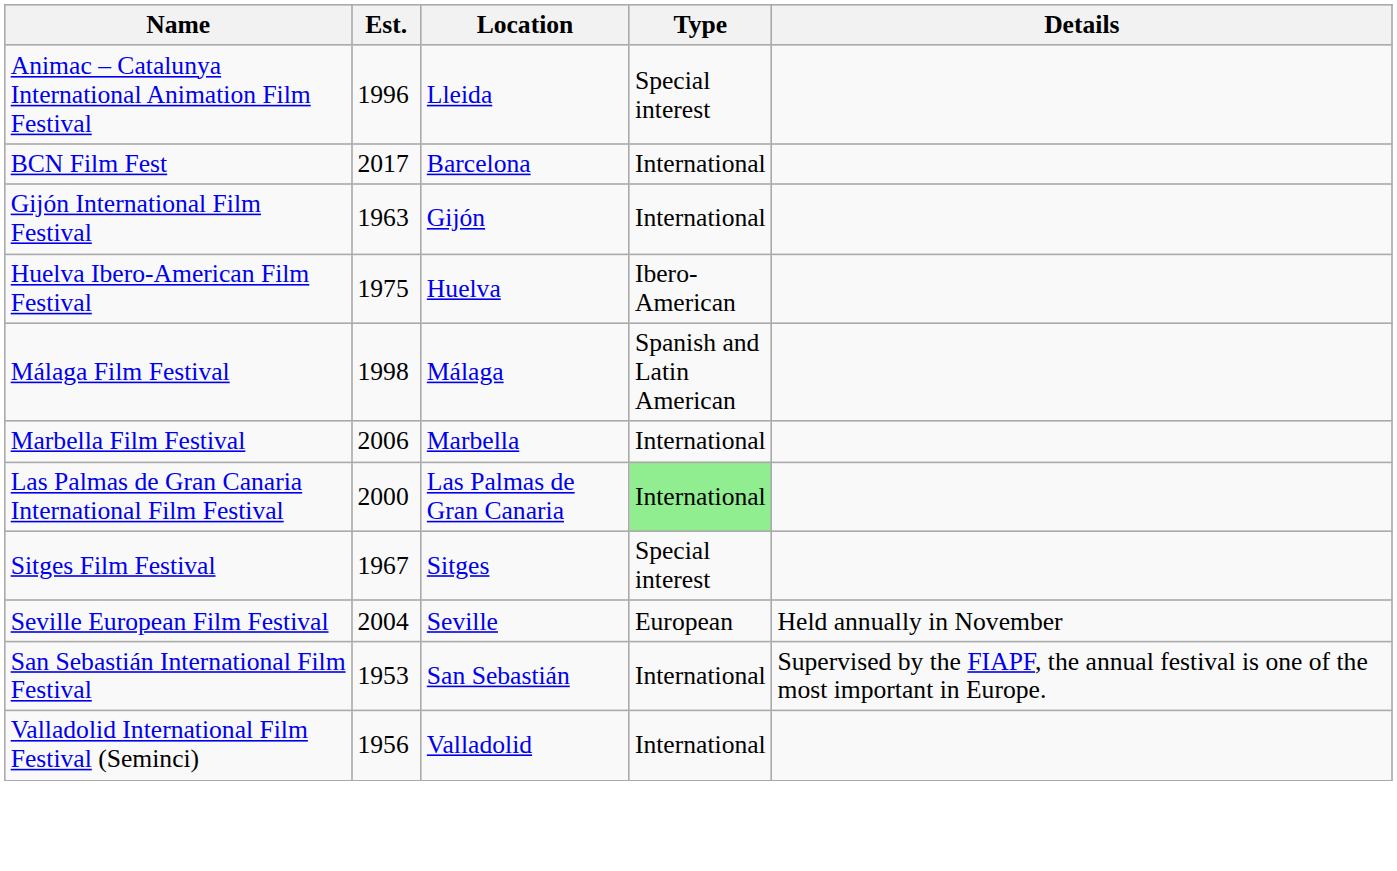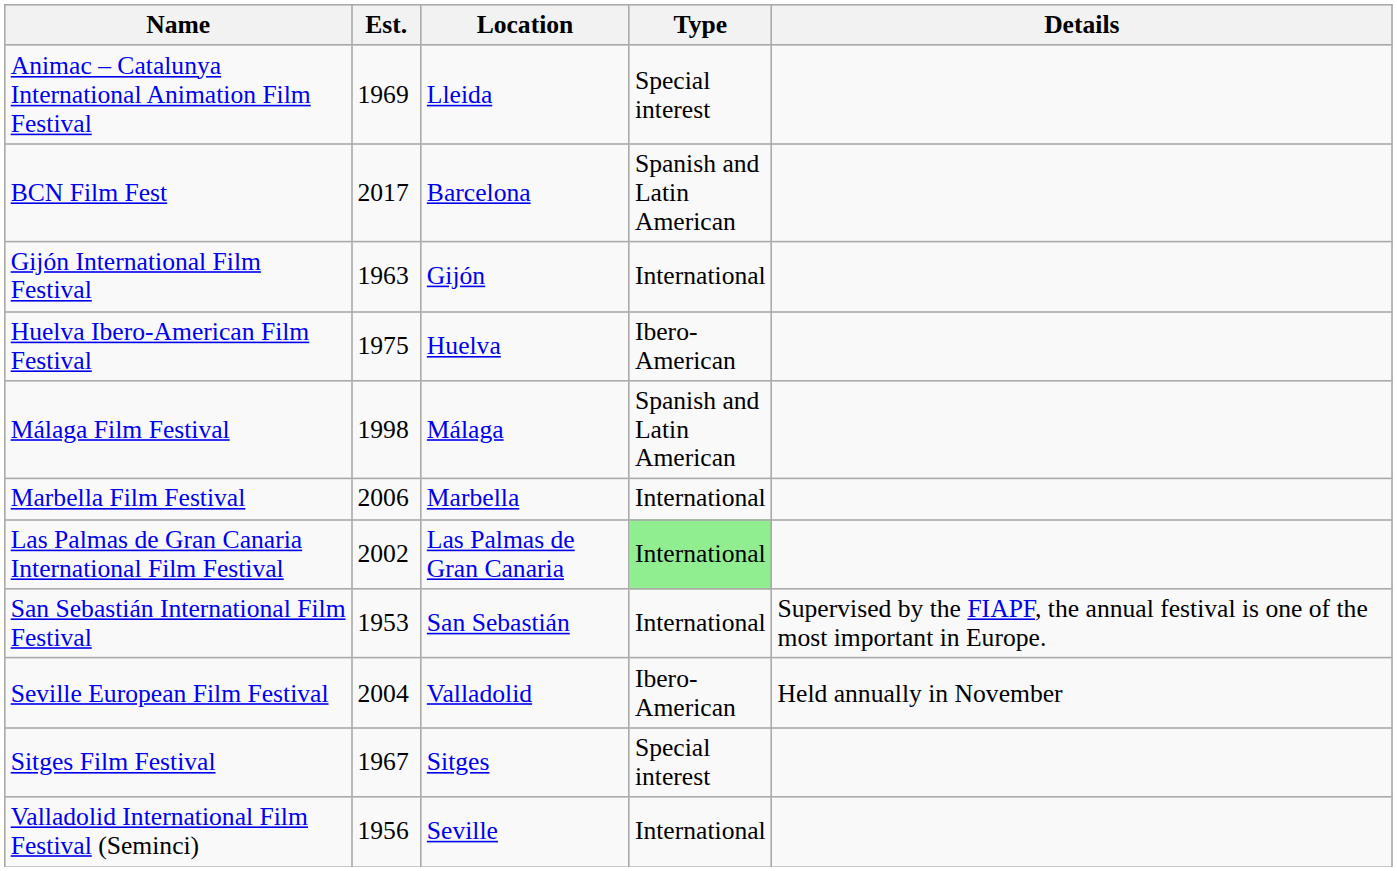(383, 94) 1996 -> (383, 94) 1969
(700, 163) International -> (697, 192) Spanish and Latin American
(383, 496) 2000 -> (383, 553) 2002
rows swapped: (178, 675) <-> (113, 565)
(462, 620) Seville -> (479, 692) Valladolid
(684, 620) European -> (685, 692) Ibero-American
(479, 745) Valladolid -> (462, 831) Seville
